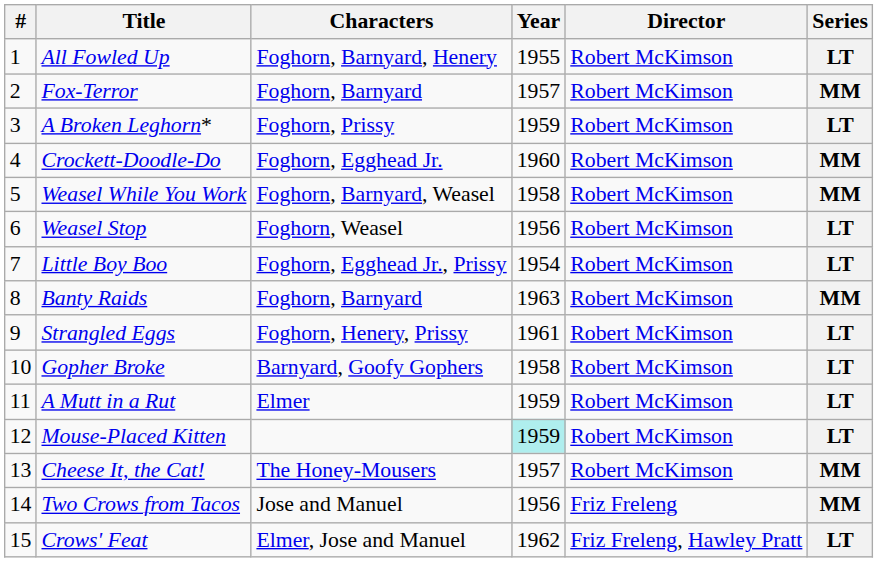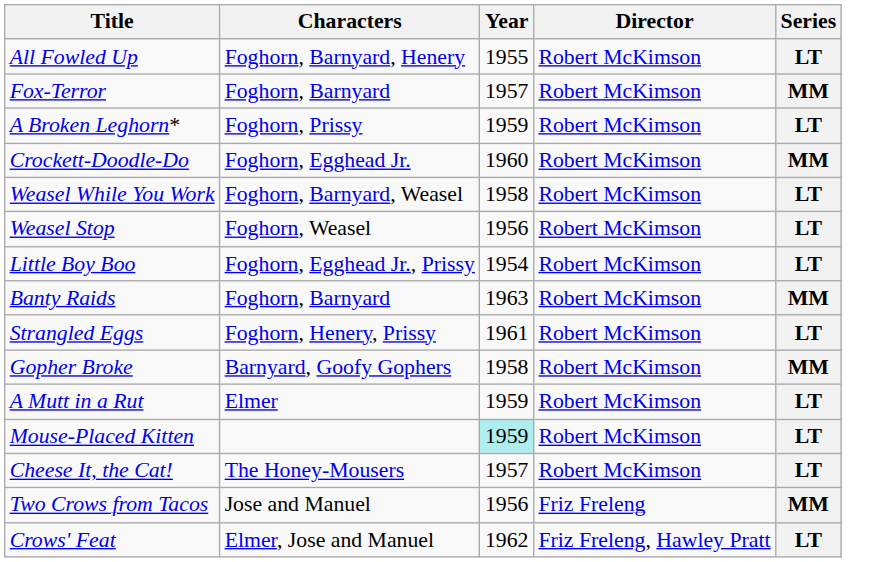- column: (21, 21)
(840, 194) MM -> (808, 194) LT
(840, 366) LT -> (808, 366) MM
(840, 470) MM -> (808, 470) LT
